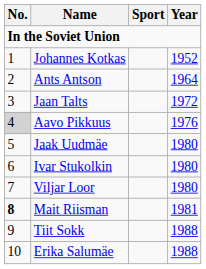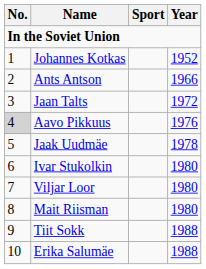(184, 79) 1964 -> (184, 79) 1966
(184, 144) 1980 -> (184, 144) 1978
(11, 209) bold -> (11, 209) normal
(184, 209) 1981 -> (184, 209) 1980
